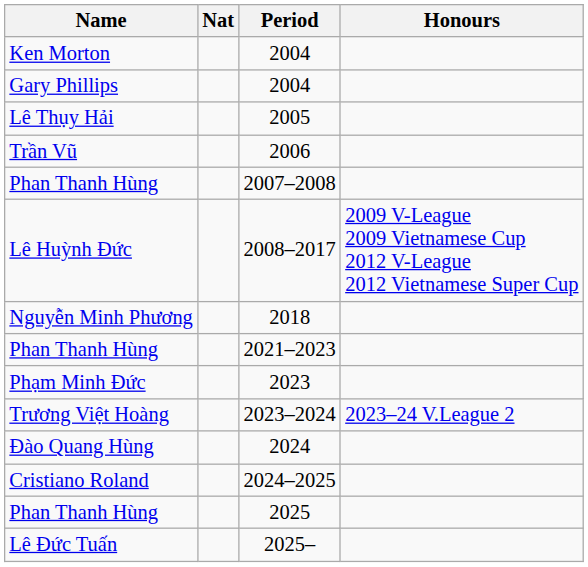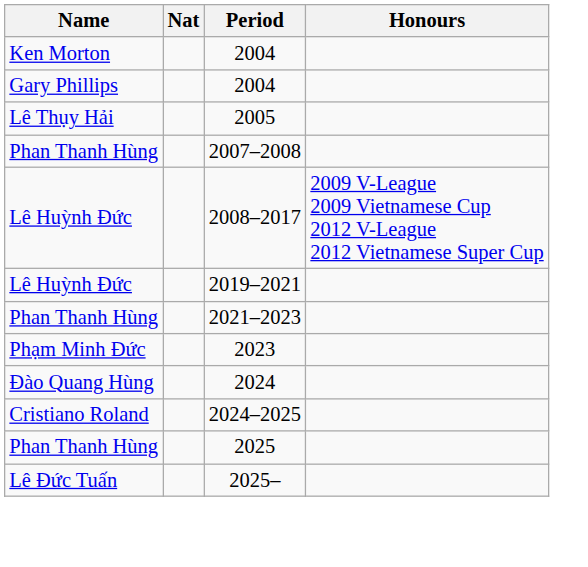- row: (43, 150)
- row: (101, 317)
+ row: (71, 284)
- row: (89, 414)
